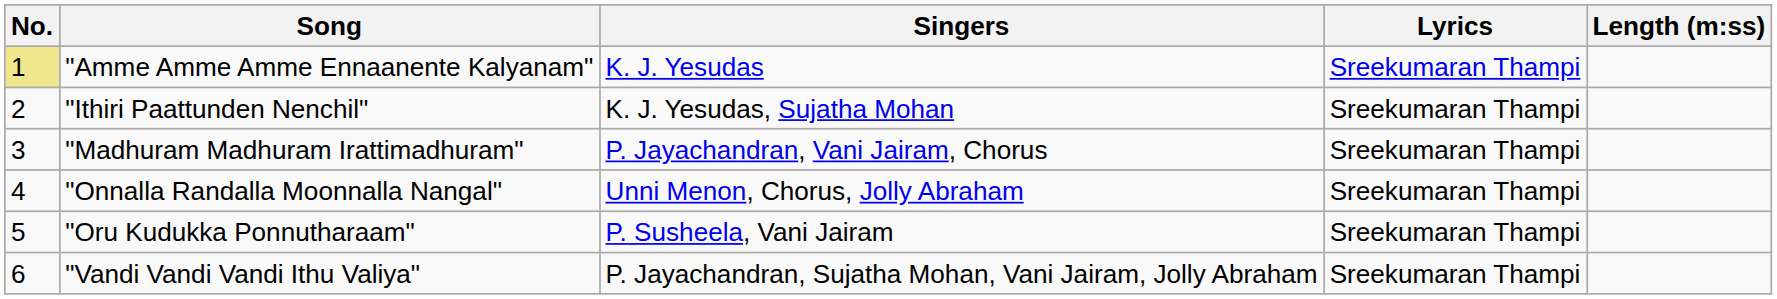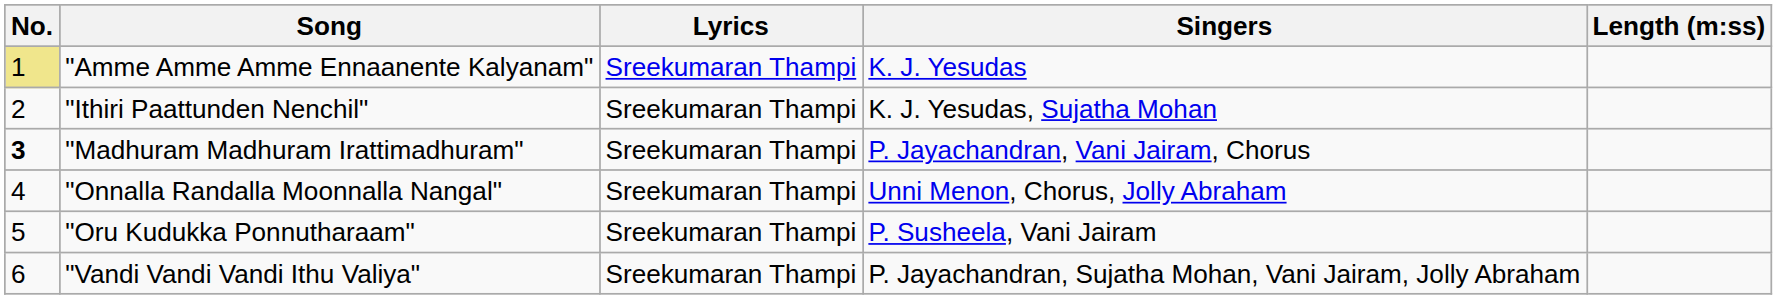columns swapped: (962, 26) <-> (1455, 26)
(18, 150) normal -> (18, 150) bold
